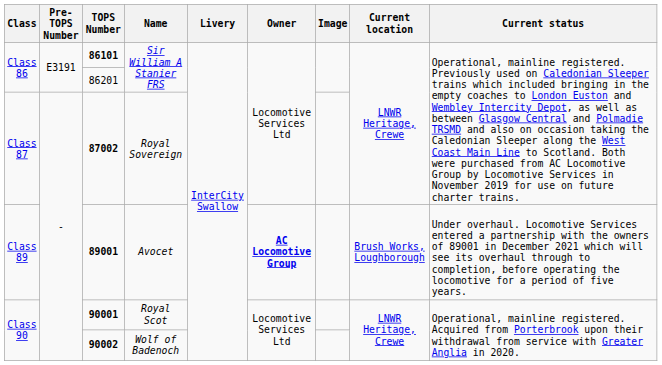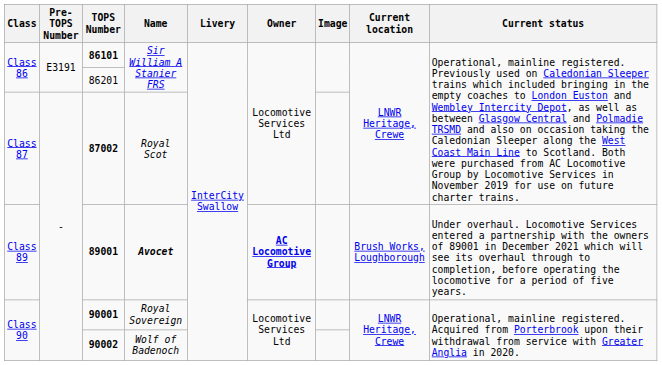(156, 149) Royal Sovereign -> (156, 149) Royal Scot
(156, 252) normal -> (156, 252) bold
(156, 315) Royal Scot -> (156, 315) Royal Sovereign
